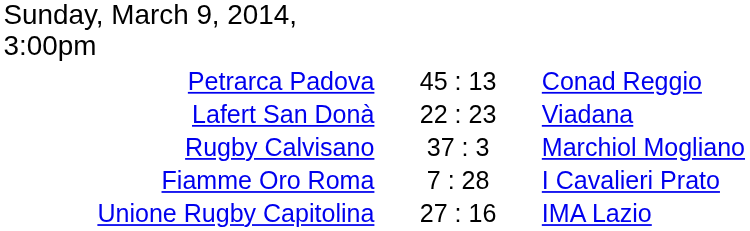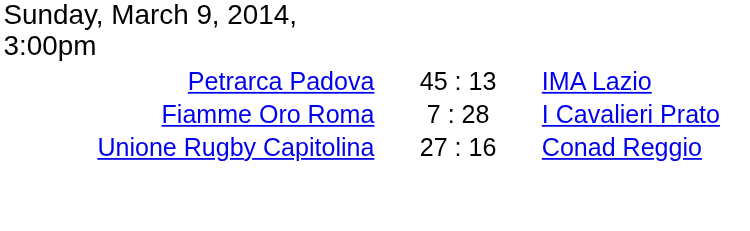(622, 81) Conad Reggio -> (597, 81) IMA Lazio
- row: (283, 115)
- row: (280, 148)
(597, 214) IMA Lazio -> (622, 148) Conad Reggio
